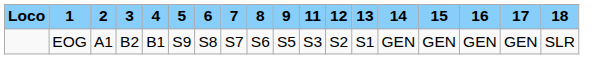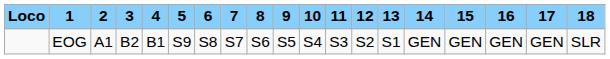+ column: (313, 16)
